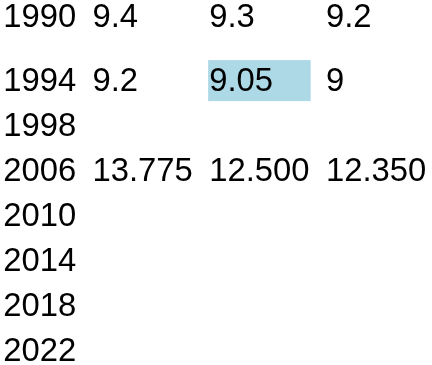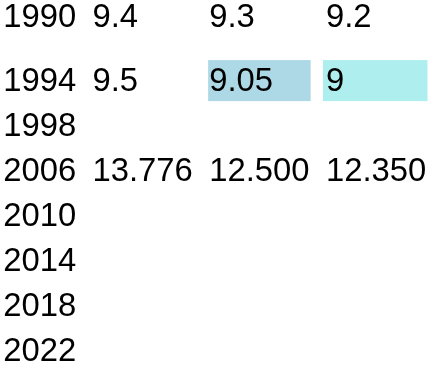(115, 80) 9.2 -> (115, 80) 9.5
(335, 80) no background -> (335, 80) paleturquoise background
(143, 170) 13.775 -> (143, 170) 13.776
